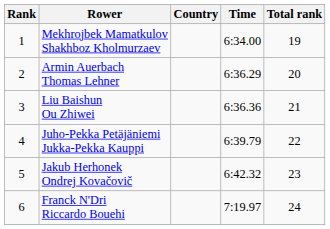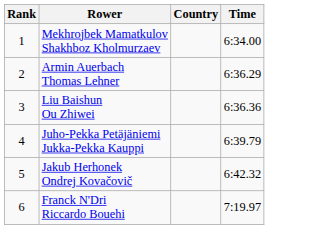- column: (294, 14)
